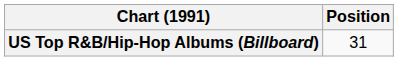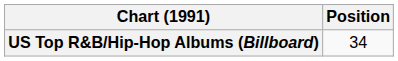(358, 42) 31 -> (358, 42) 34
